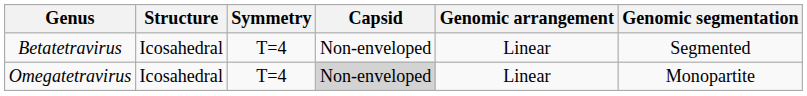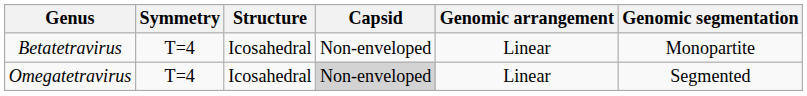columns swapped: (181, 18) <-> (271, 18)
(710, 47) Segmented -> (710, 47) Monopartite
(710, 76) Monopartite -> (710, 76) Segmented
